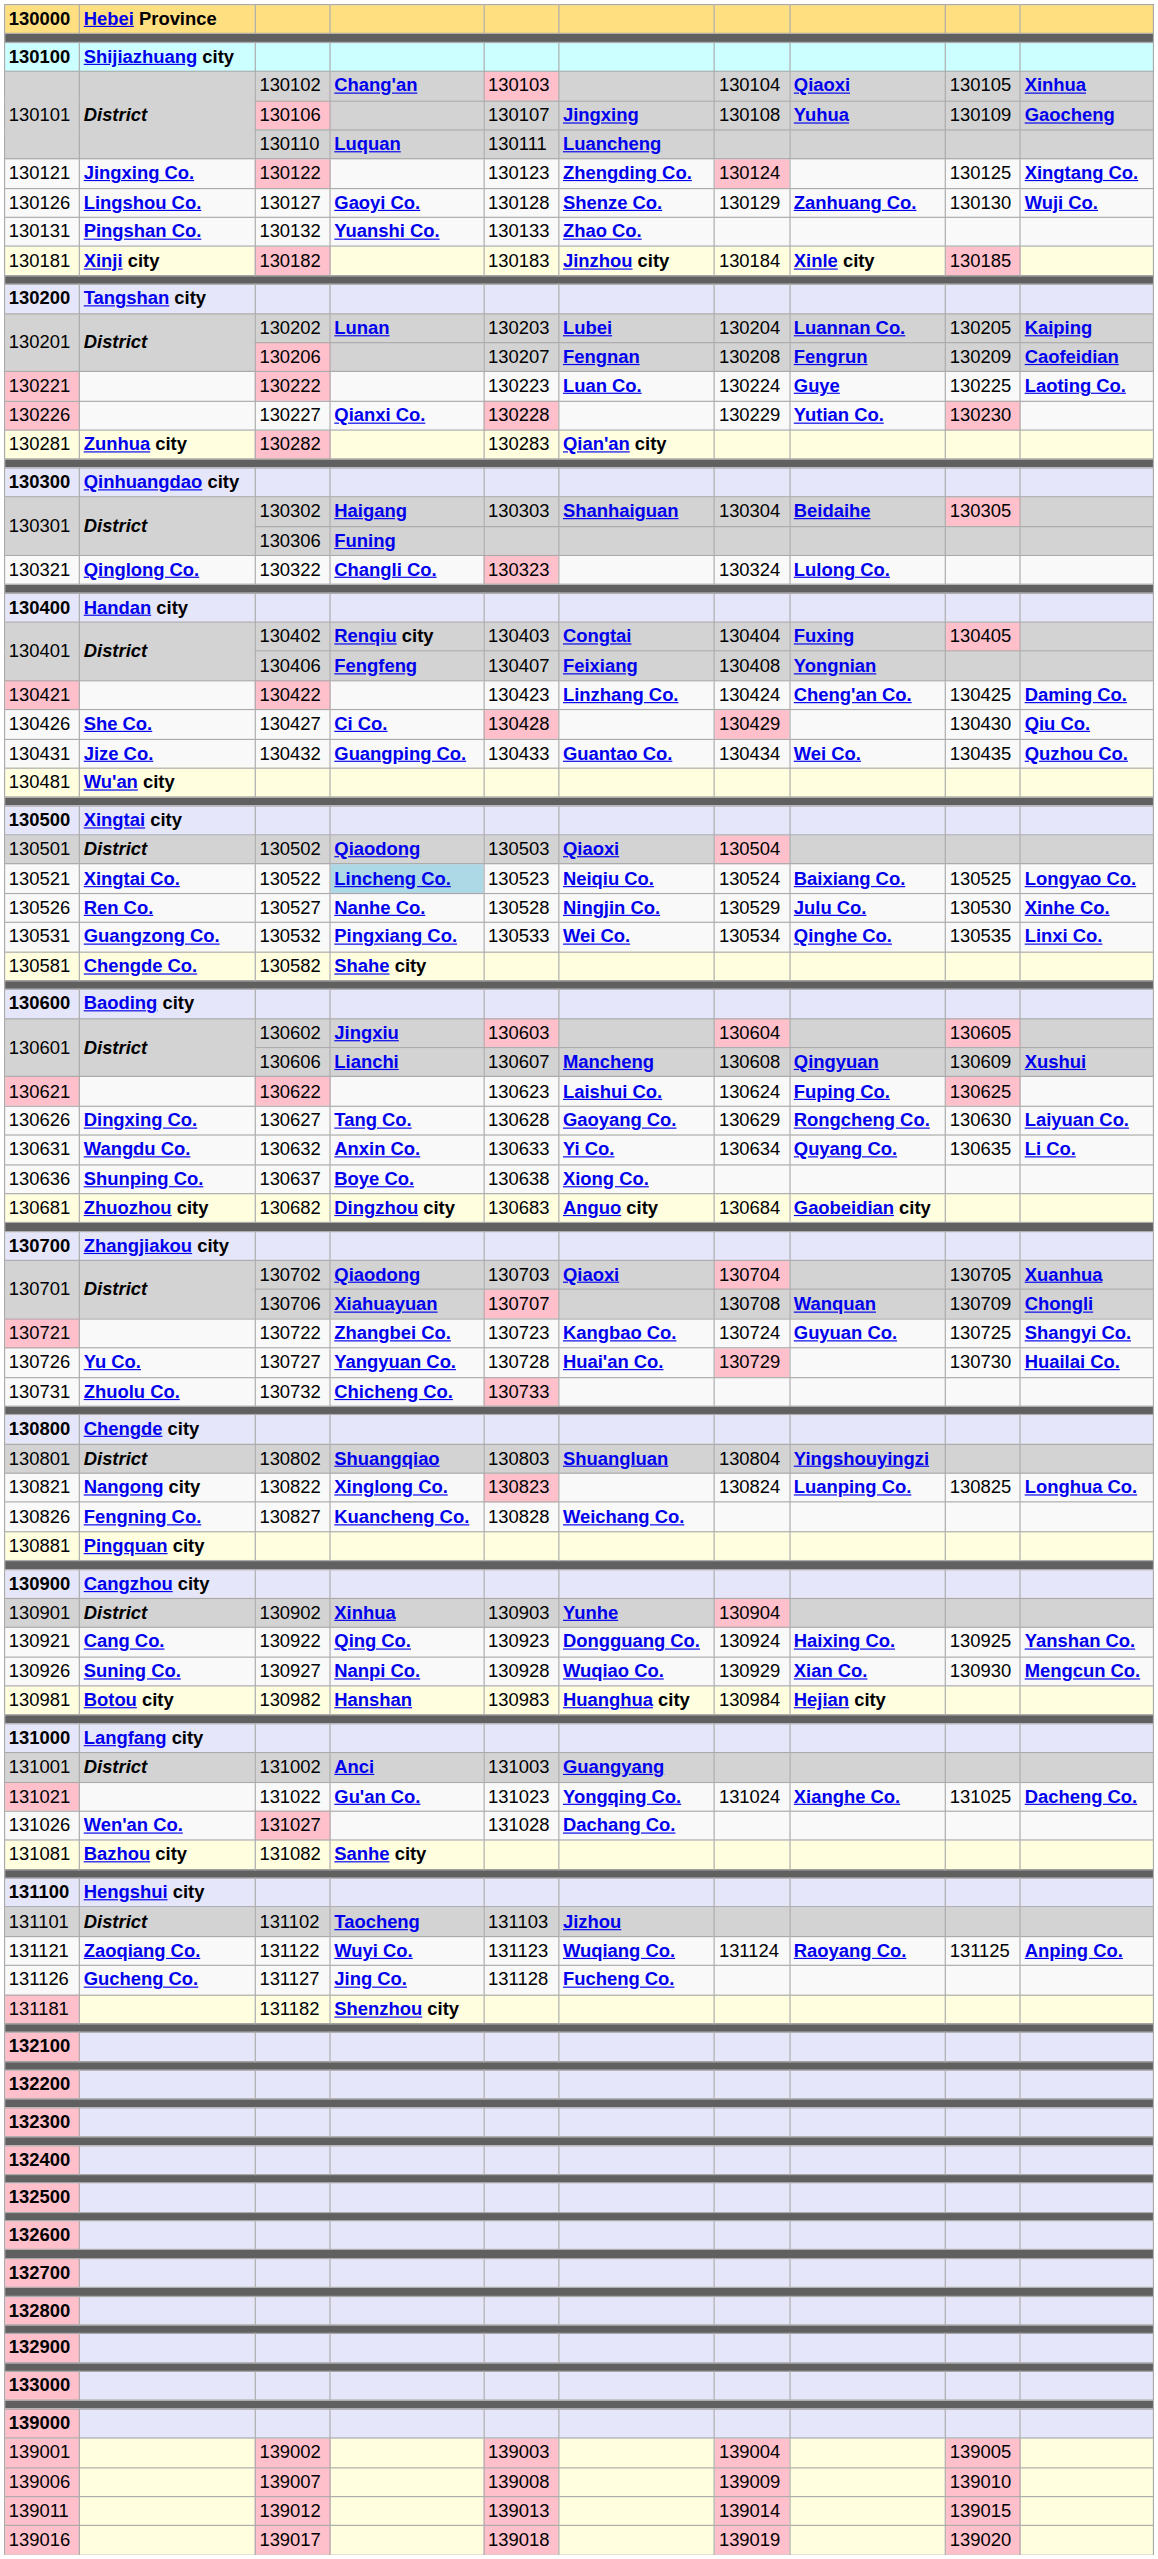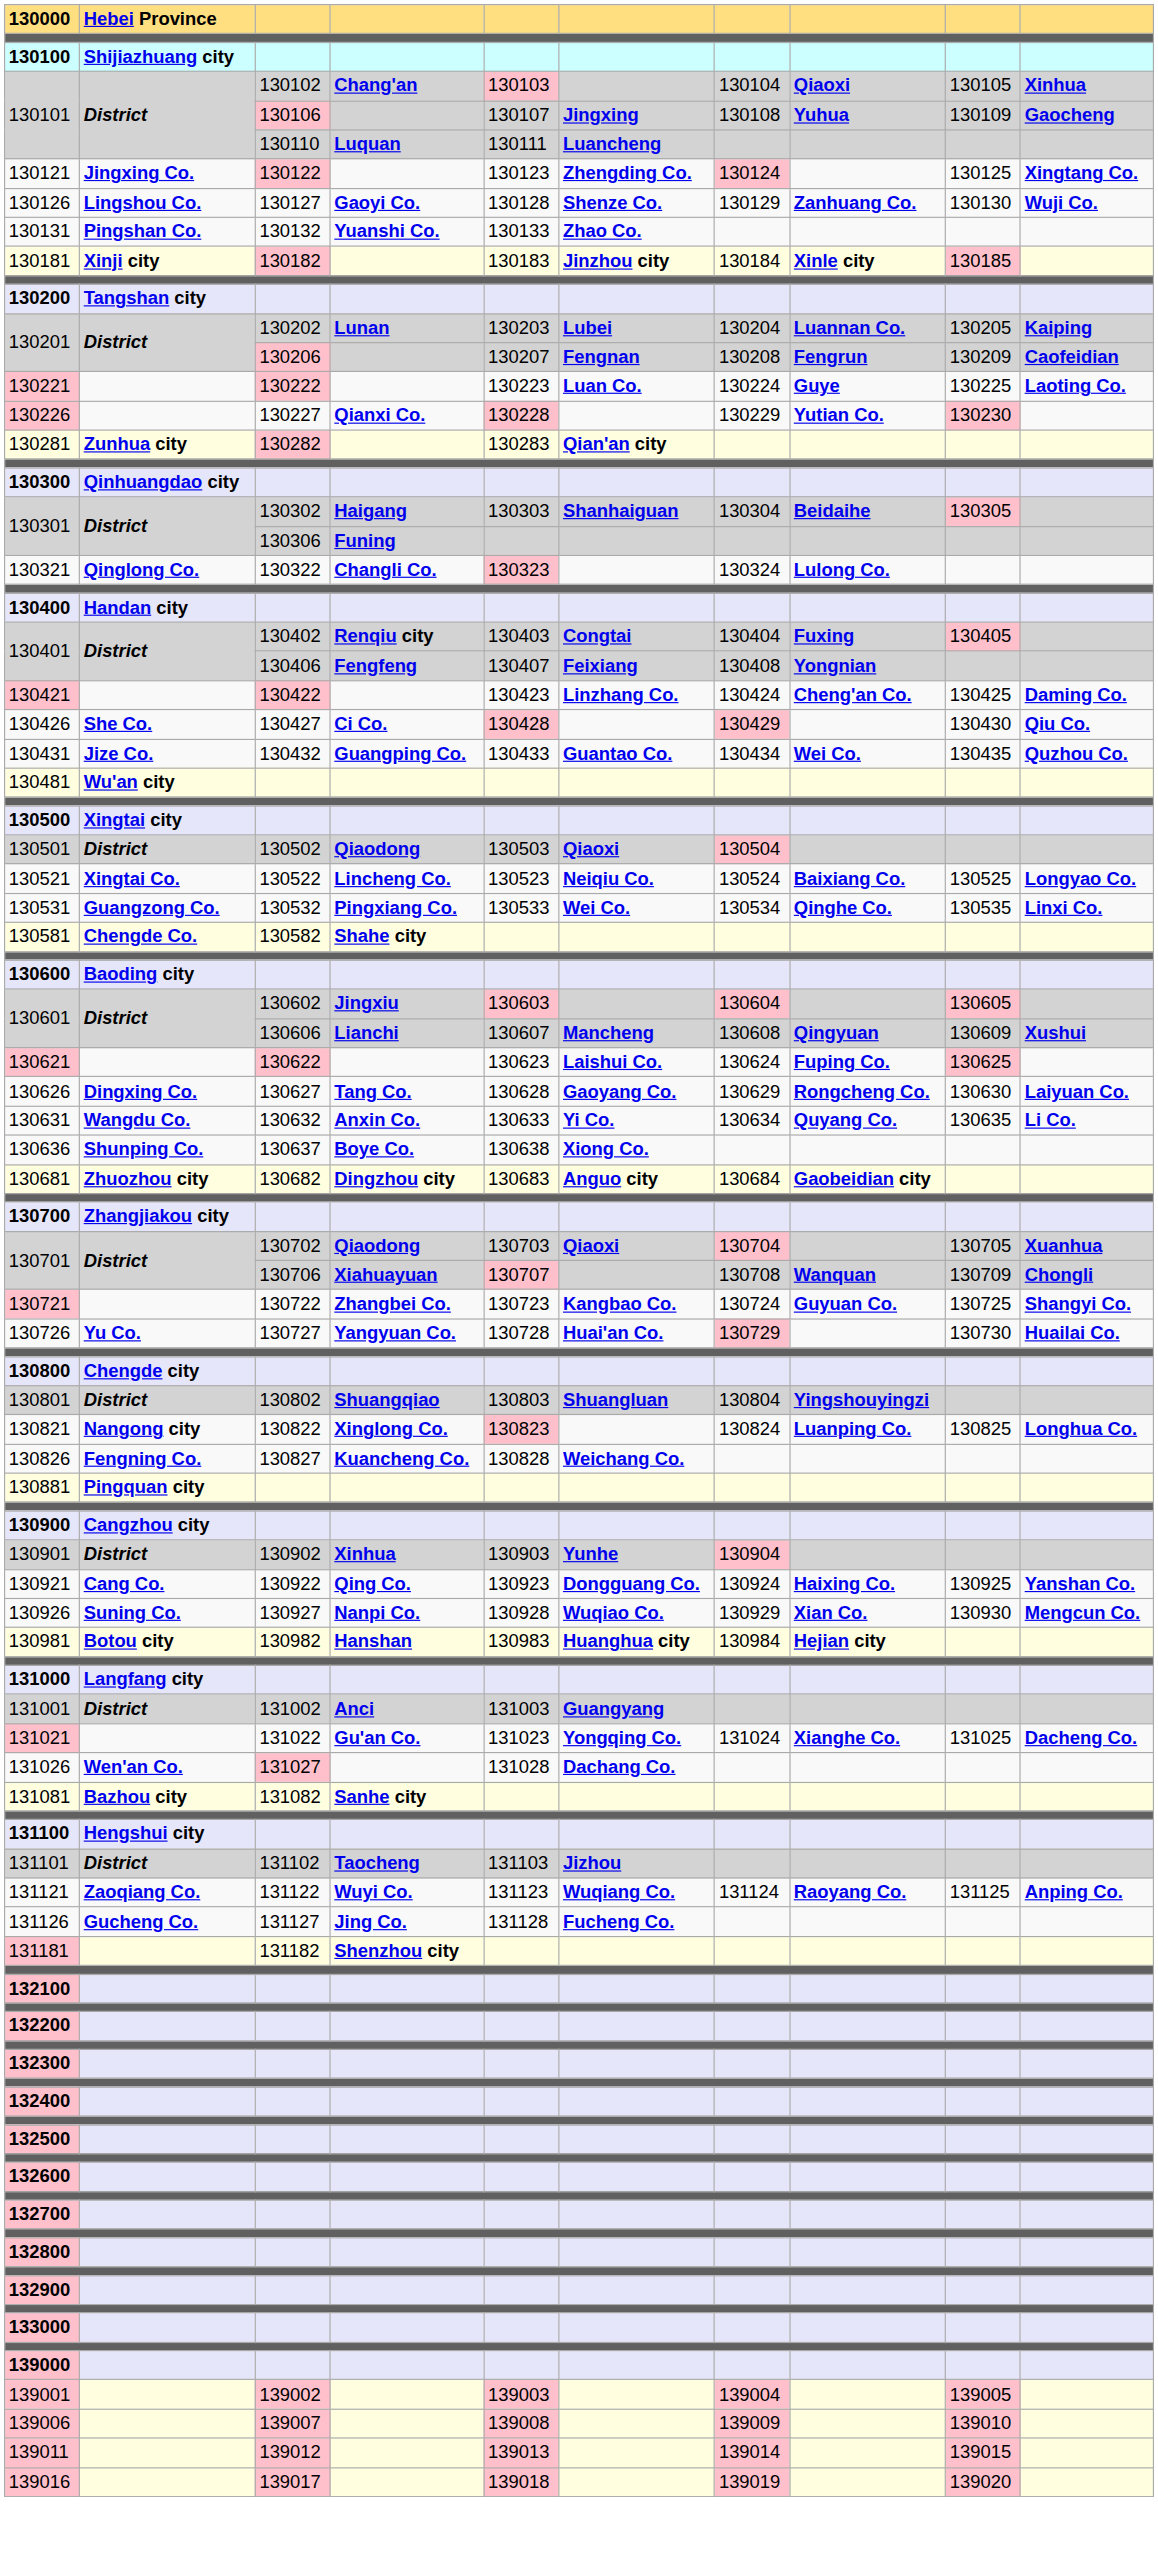(393, 878) lightblue background -> (393, 878) no background
- row: (40, 907)
- row: (40, 1391)
